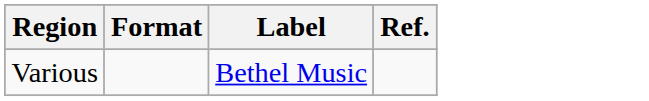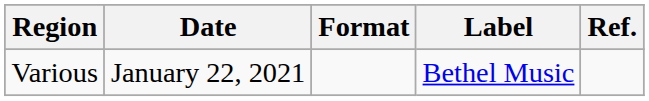+ column: (208, 26)
